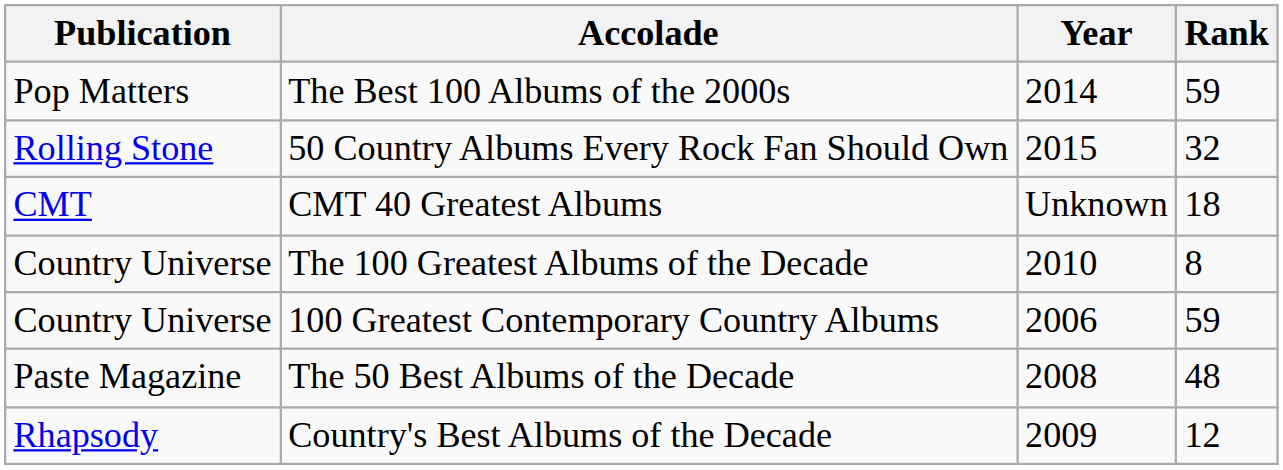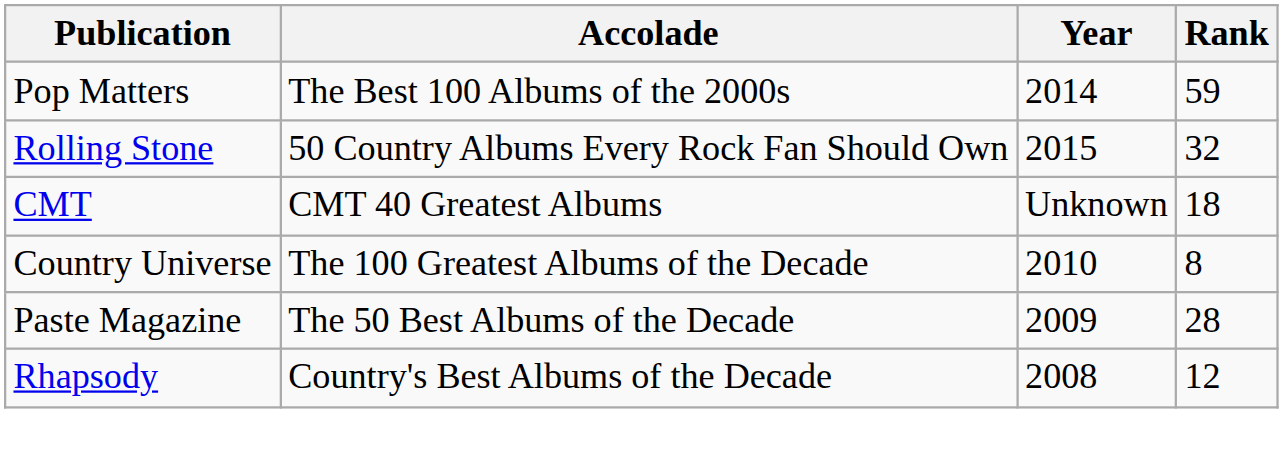- row: (614, 319)
(1061, 377) 2008 -> (1061, 319) 2009
(1202, 377) 48 -> (1202, 319) 28
(1061, 434) 2009 -> (1061, 377) 2008
